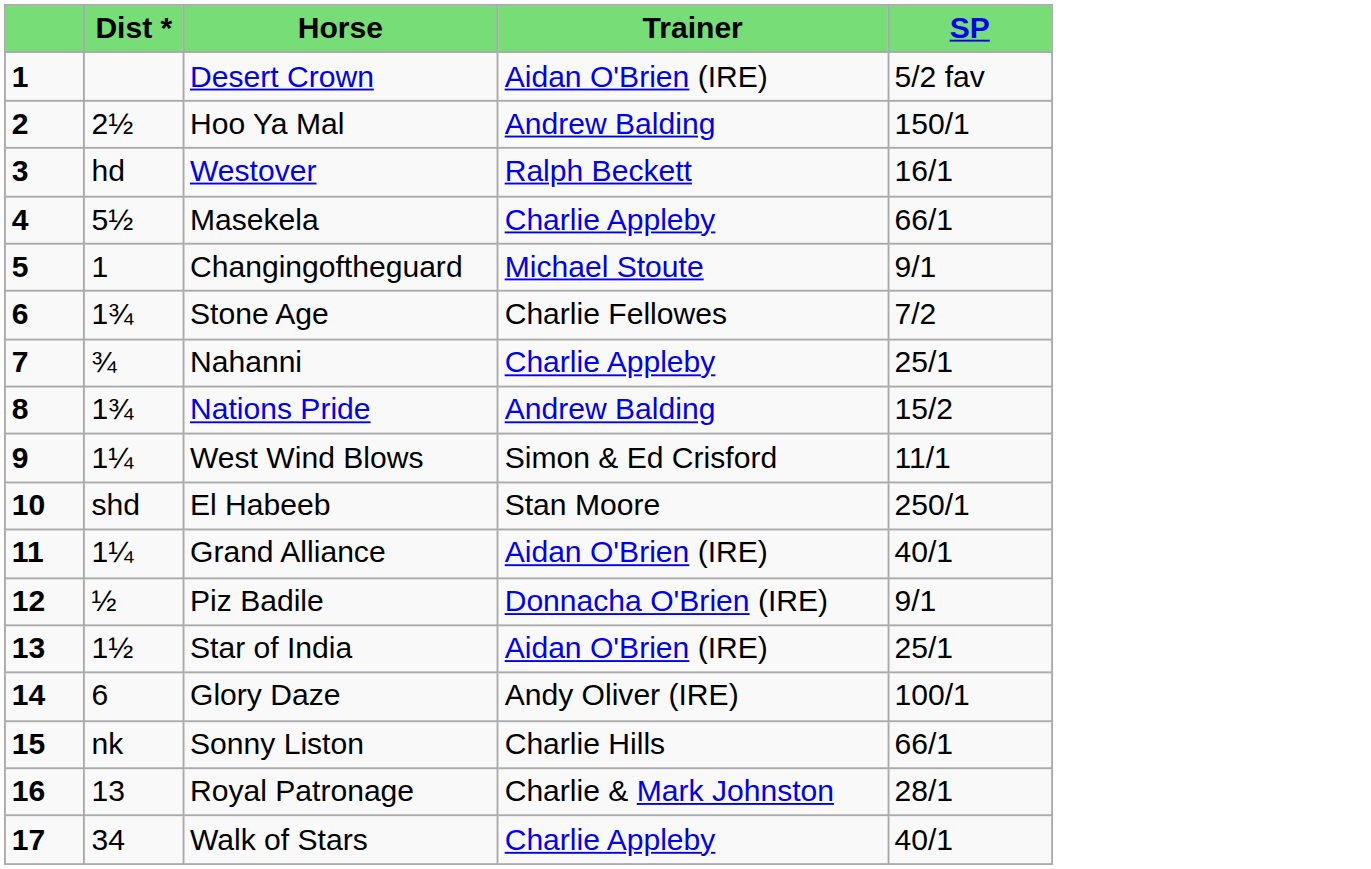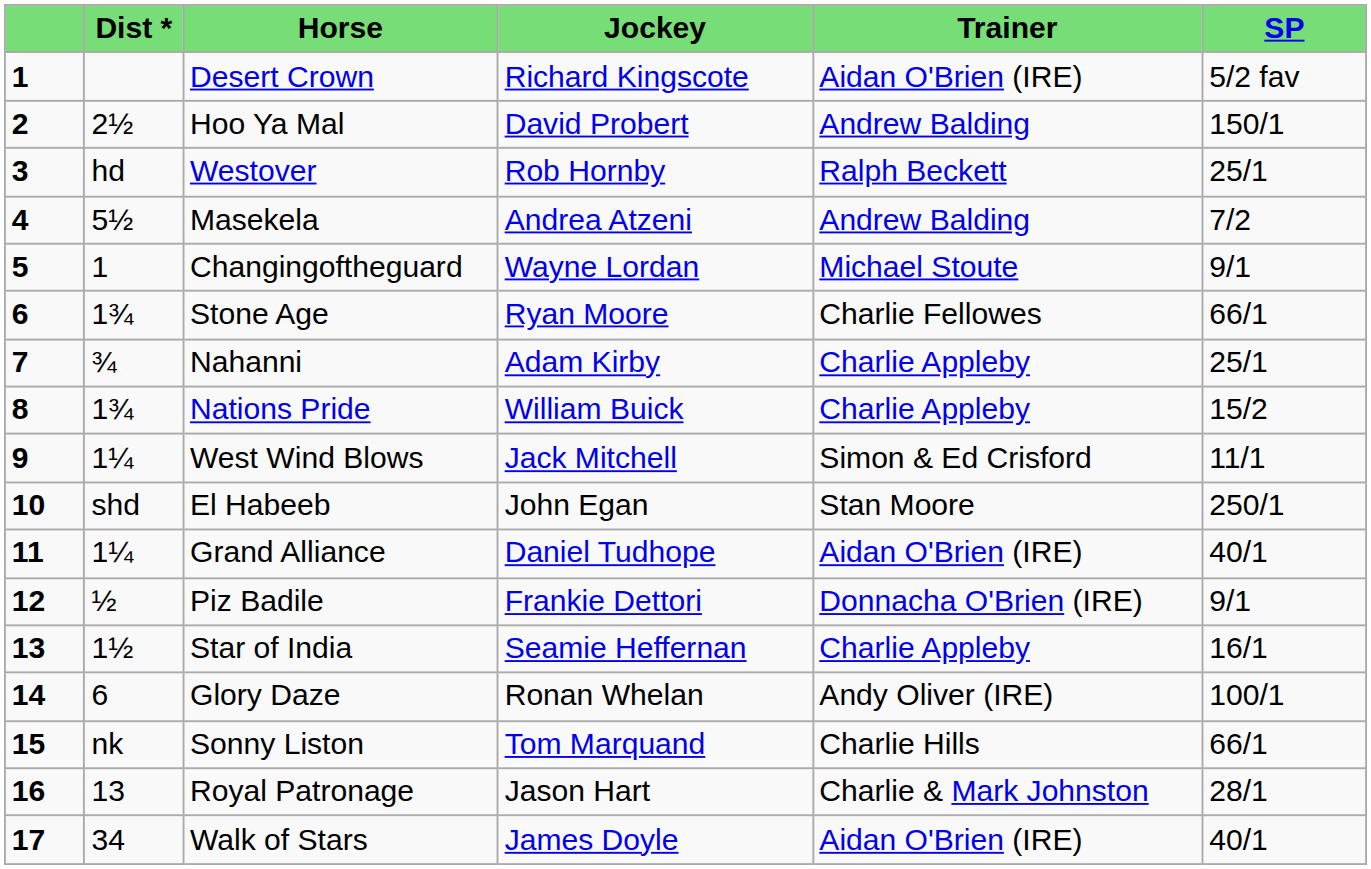+ column: (655, 28)
(924, 171) 16/1 -> (1238, 171) 25/1
(610, 219) Charlie Appleby -> (925, 219) Andrew Balding
(924, 219) 66/1 -> (1230, 219) 7/2
(915, 314) 7/2 -> (1238, 314) 66/1
(610, 409) Andrew Balding -> (925, 409) Charlie Appleby
(636, 648) Aidan O'Brien (IRE) -> (925, 648) Charlie Appleby
(924, 648) 25/1 -> (1238, 648) 16/1
(610, 839) Charlie Appleby -> (951, 839) Aidan O'Brien (IRE)
